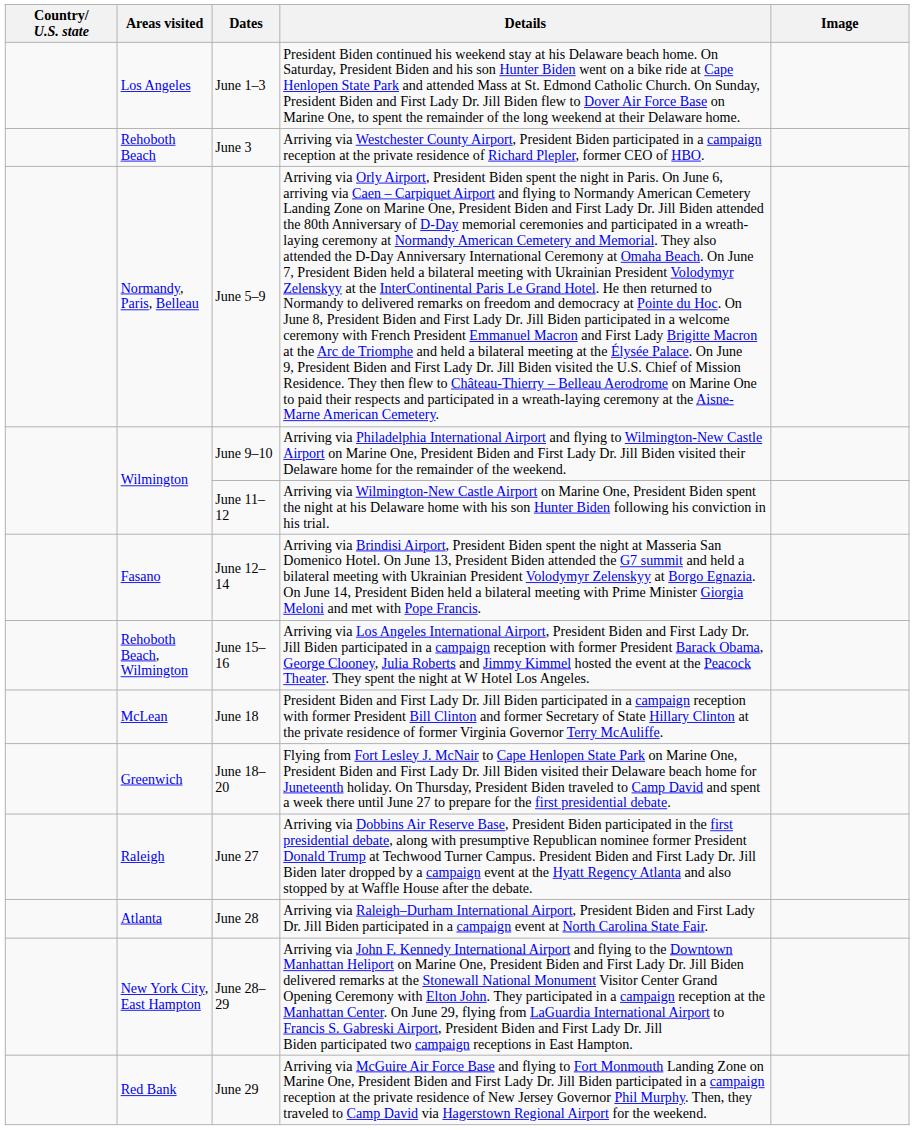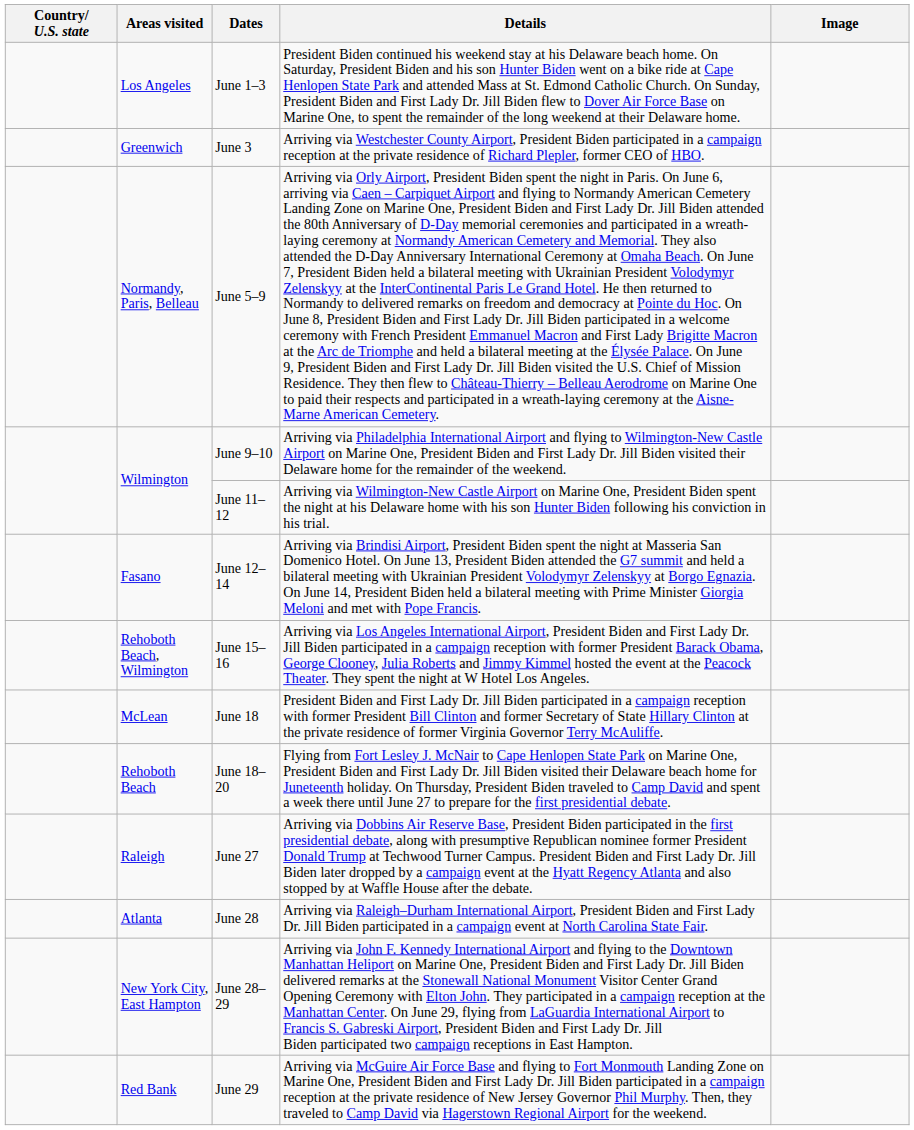(148, 147) Rehoboth Beach -> (152, 147) Greenwich
(152, 778) Greenwich -> (148, 778) Rehoboth Beach
